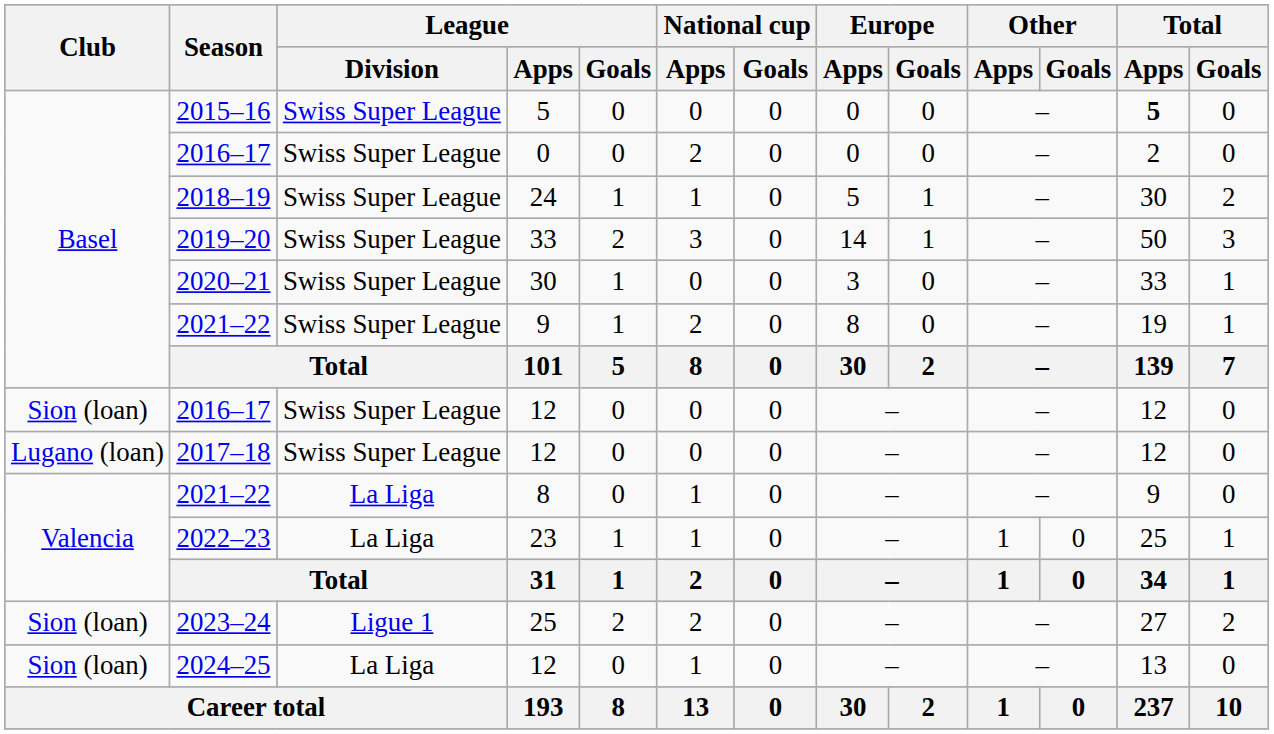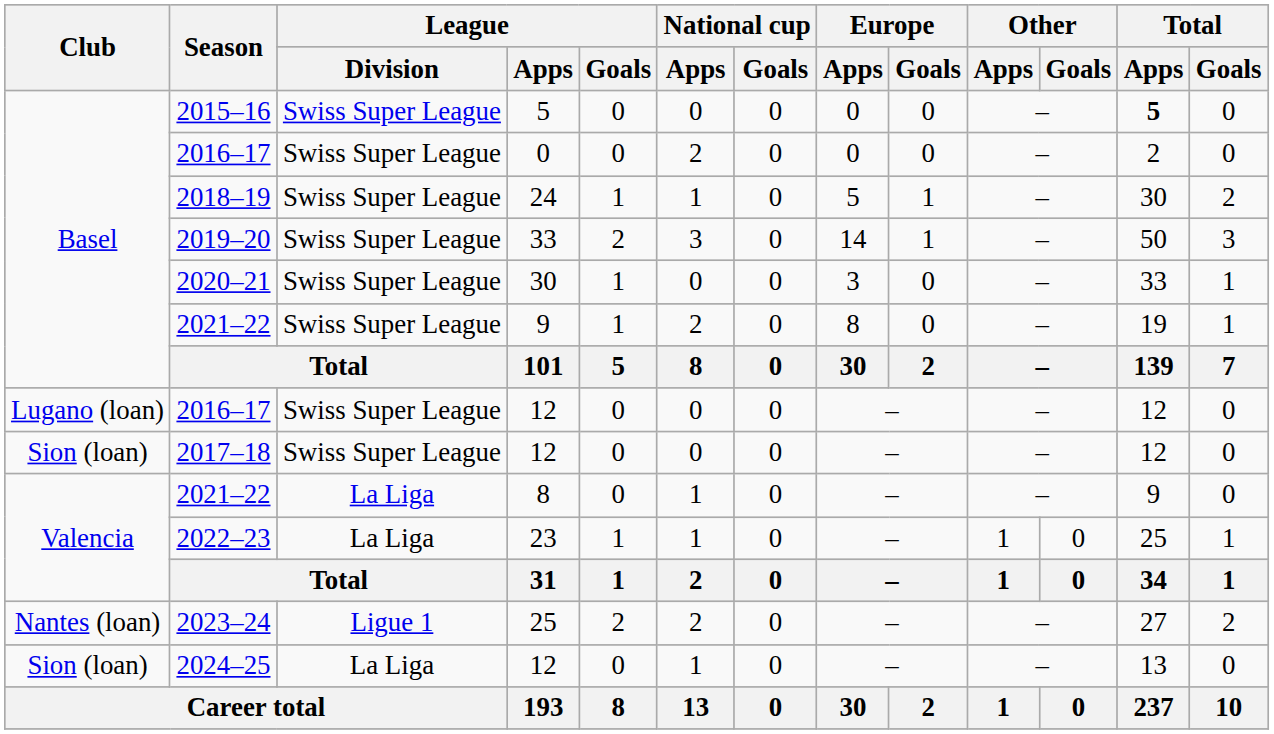(88, 409) Sion (loan) -> (88, 409) Lugano (loan)
(88, 452) Lugano (loan) -> (88, 452) Sion (loan)
(88, 622) Sion (loan) -> (88, 622) Nantes (loan)
